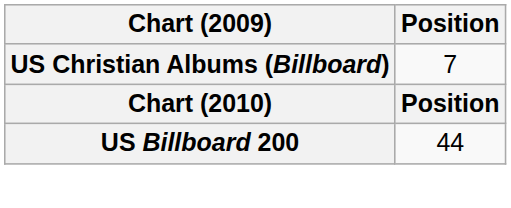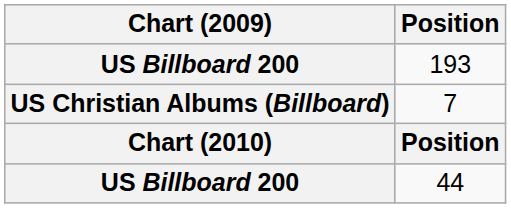+ row: (450, 63)
